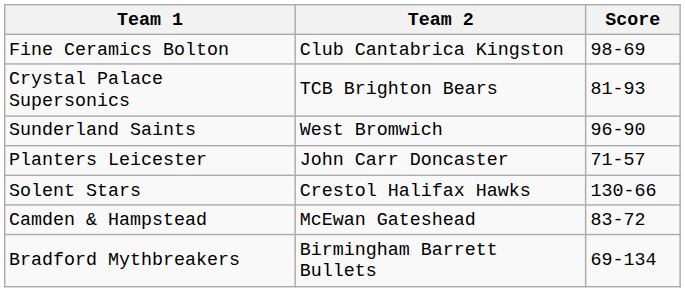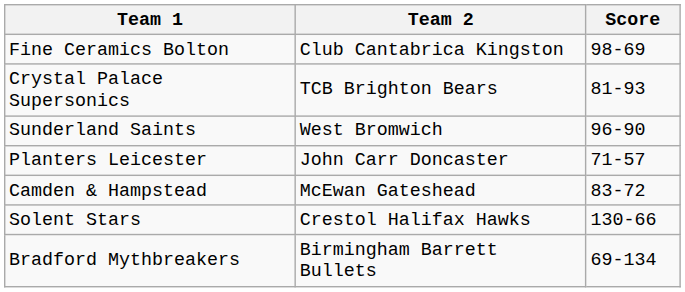rows swapped: (75, 190) <-> (108, 220)
